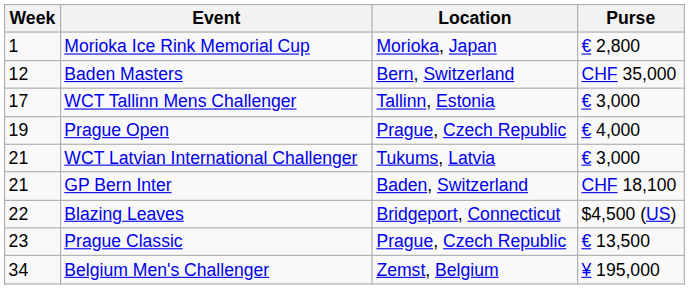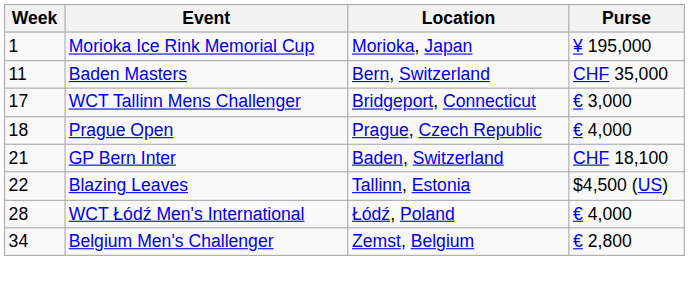(611, 46) € 2,800 -> (612, 46) ¥ 195,000
(18, 74) 12 -> (18, 74) 11
(436, 102) Tallinn, Estonia -> (444, 102) Bridgeport, Connecticut
(18, 130) 19 -> (18, 130) 18
- row: (211, 158)
(468, 213) Bridgeport, Connecticut -> (411, 185) Tallinn, Estonia
- row: (123, 241)
+ row: (187, 213)
(621, 269) ¥ 195,000 -> (602, 241) € 2,800
